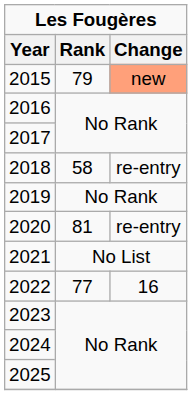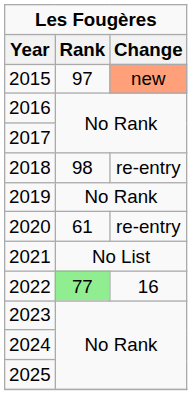(82, 79) 79 -> (82, 79) 97
(82, 168) 58 -> (82, 168) 98
(82, 227) 81 -> (82, 227) 61
(82, 286) no background -> (82, 286) lightgreen background
